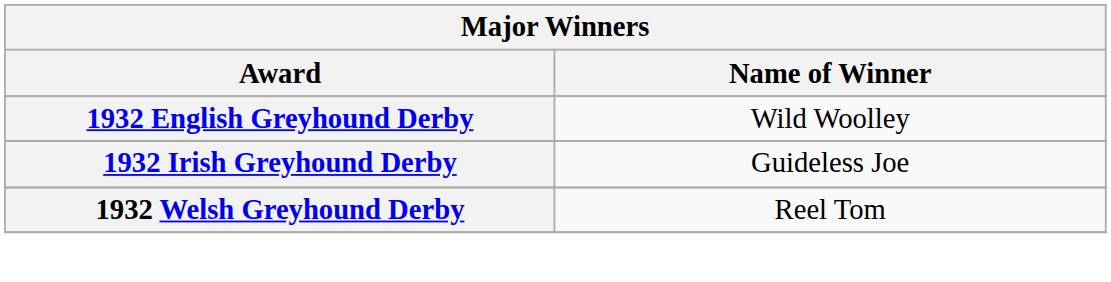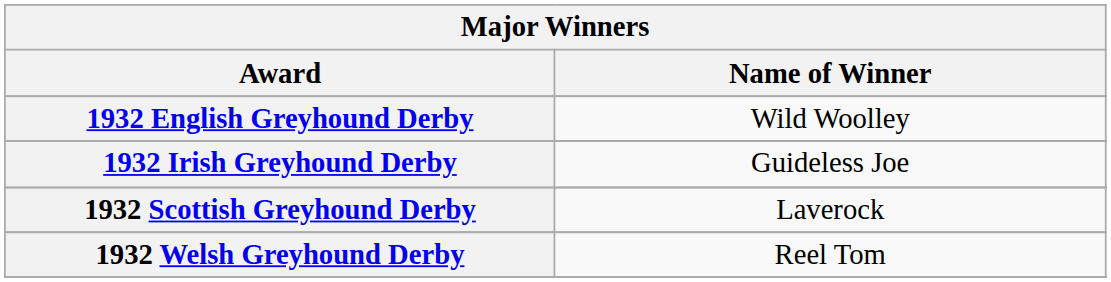+ row: (280, 208)
